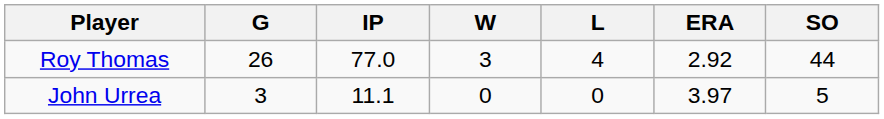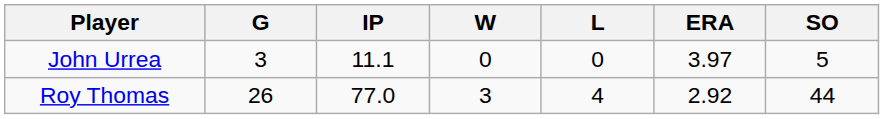rows swapped: (105, 58) <-> (105, 95)
